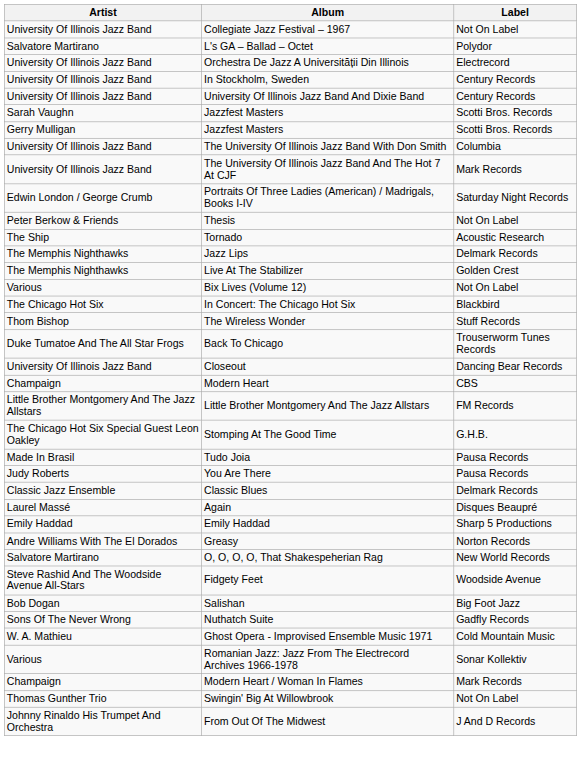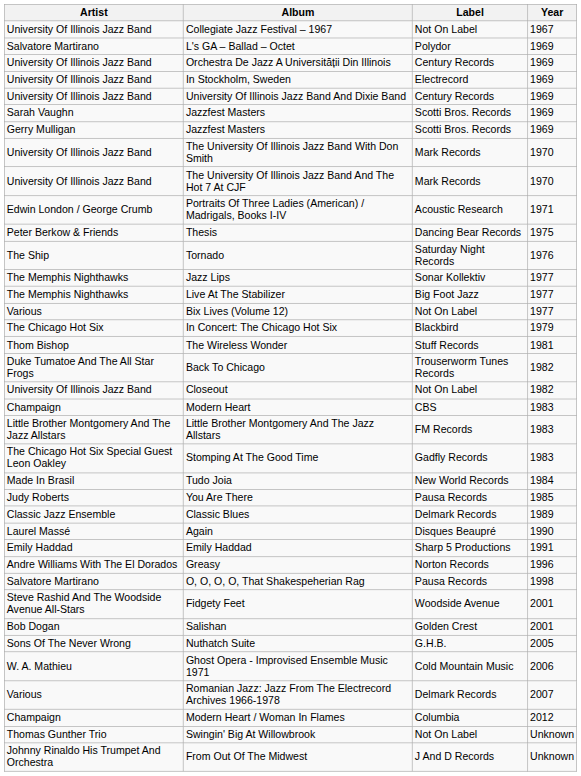+ column: (552, 12)
(483, 63) Electrecord -> (454, 63) Century Records
(496, 79) Century Records -> (442, 79) Electrecord
(478, 146) Columbia -> (448, 152) Mark Records
(512, 198) Saturday Night Records -> (459, 210) Acoustic Research
(487, 220) Not On Label -> (468, 232) Dancing Bear Records
(500, 237) Acoustic Research -> (450, 255) Saturday Night Records
(497, 254) Delmark Records -> (450, 278) Sonar Kollektiv
(487, 271) Golden Crest -> (447, 294) Big Foot Jazz
(509, 366) Dancing Bear Records -> (446, 390) Not On Label
(472, 434) G.H.B. -> (451, 458) Gadfly Records
(492, 457) Pausa Records -> (462, 481) New World Records
(503, 557) New World Records -> (451, 581) Pausa Records
(488, 603) Big Foot Jazz -> (446, 627) Golden Crest
(493, 620) Gadfly Records -> (431, 643) G.H.B.
(491, 659) Sonar Kollektiv -> (456, 695) Delmark Records
(489, 682) Mark Records -> (437, 717) Columbia
